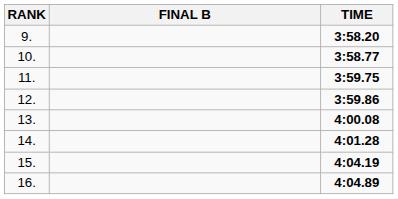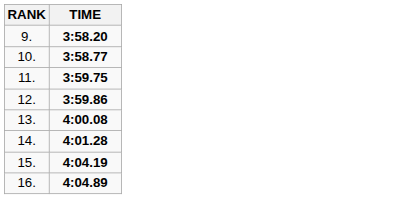- column: (185, 15)
